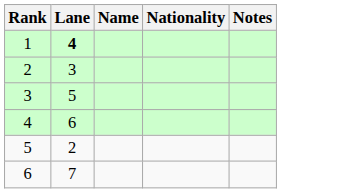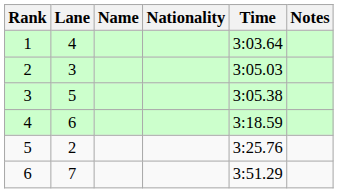+ column: (258, 17)
(72, 43) bold -> (72, 43) normal
